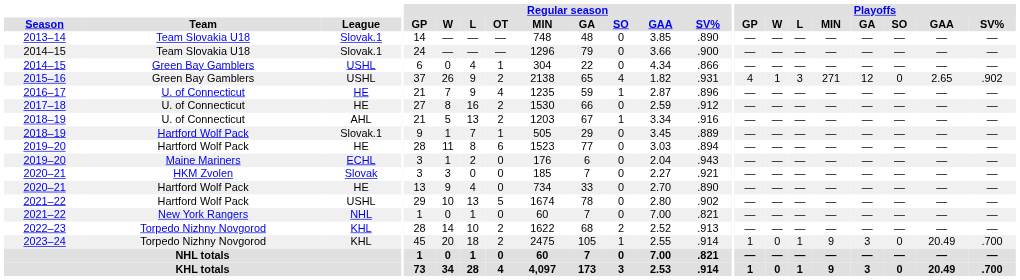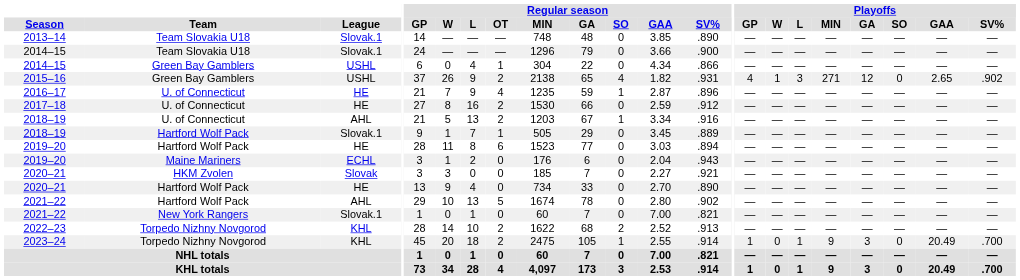(361, 201) USHL -> (361, 201) AHL
(361, 214) NHL -> (361, 214) Slovak.1
